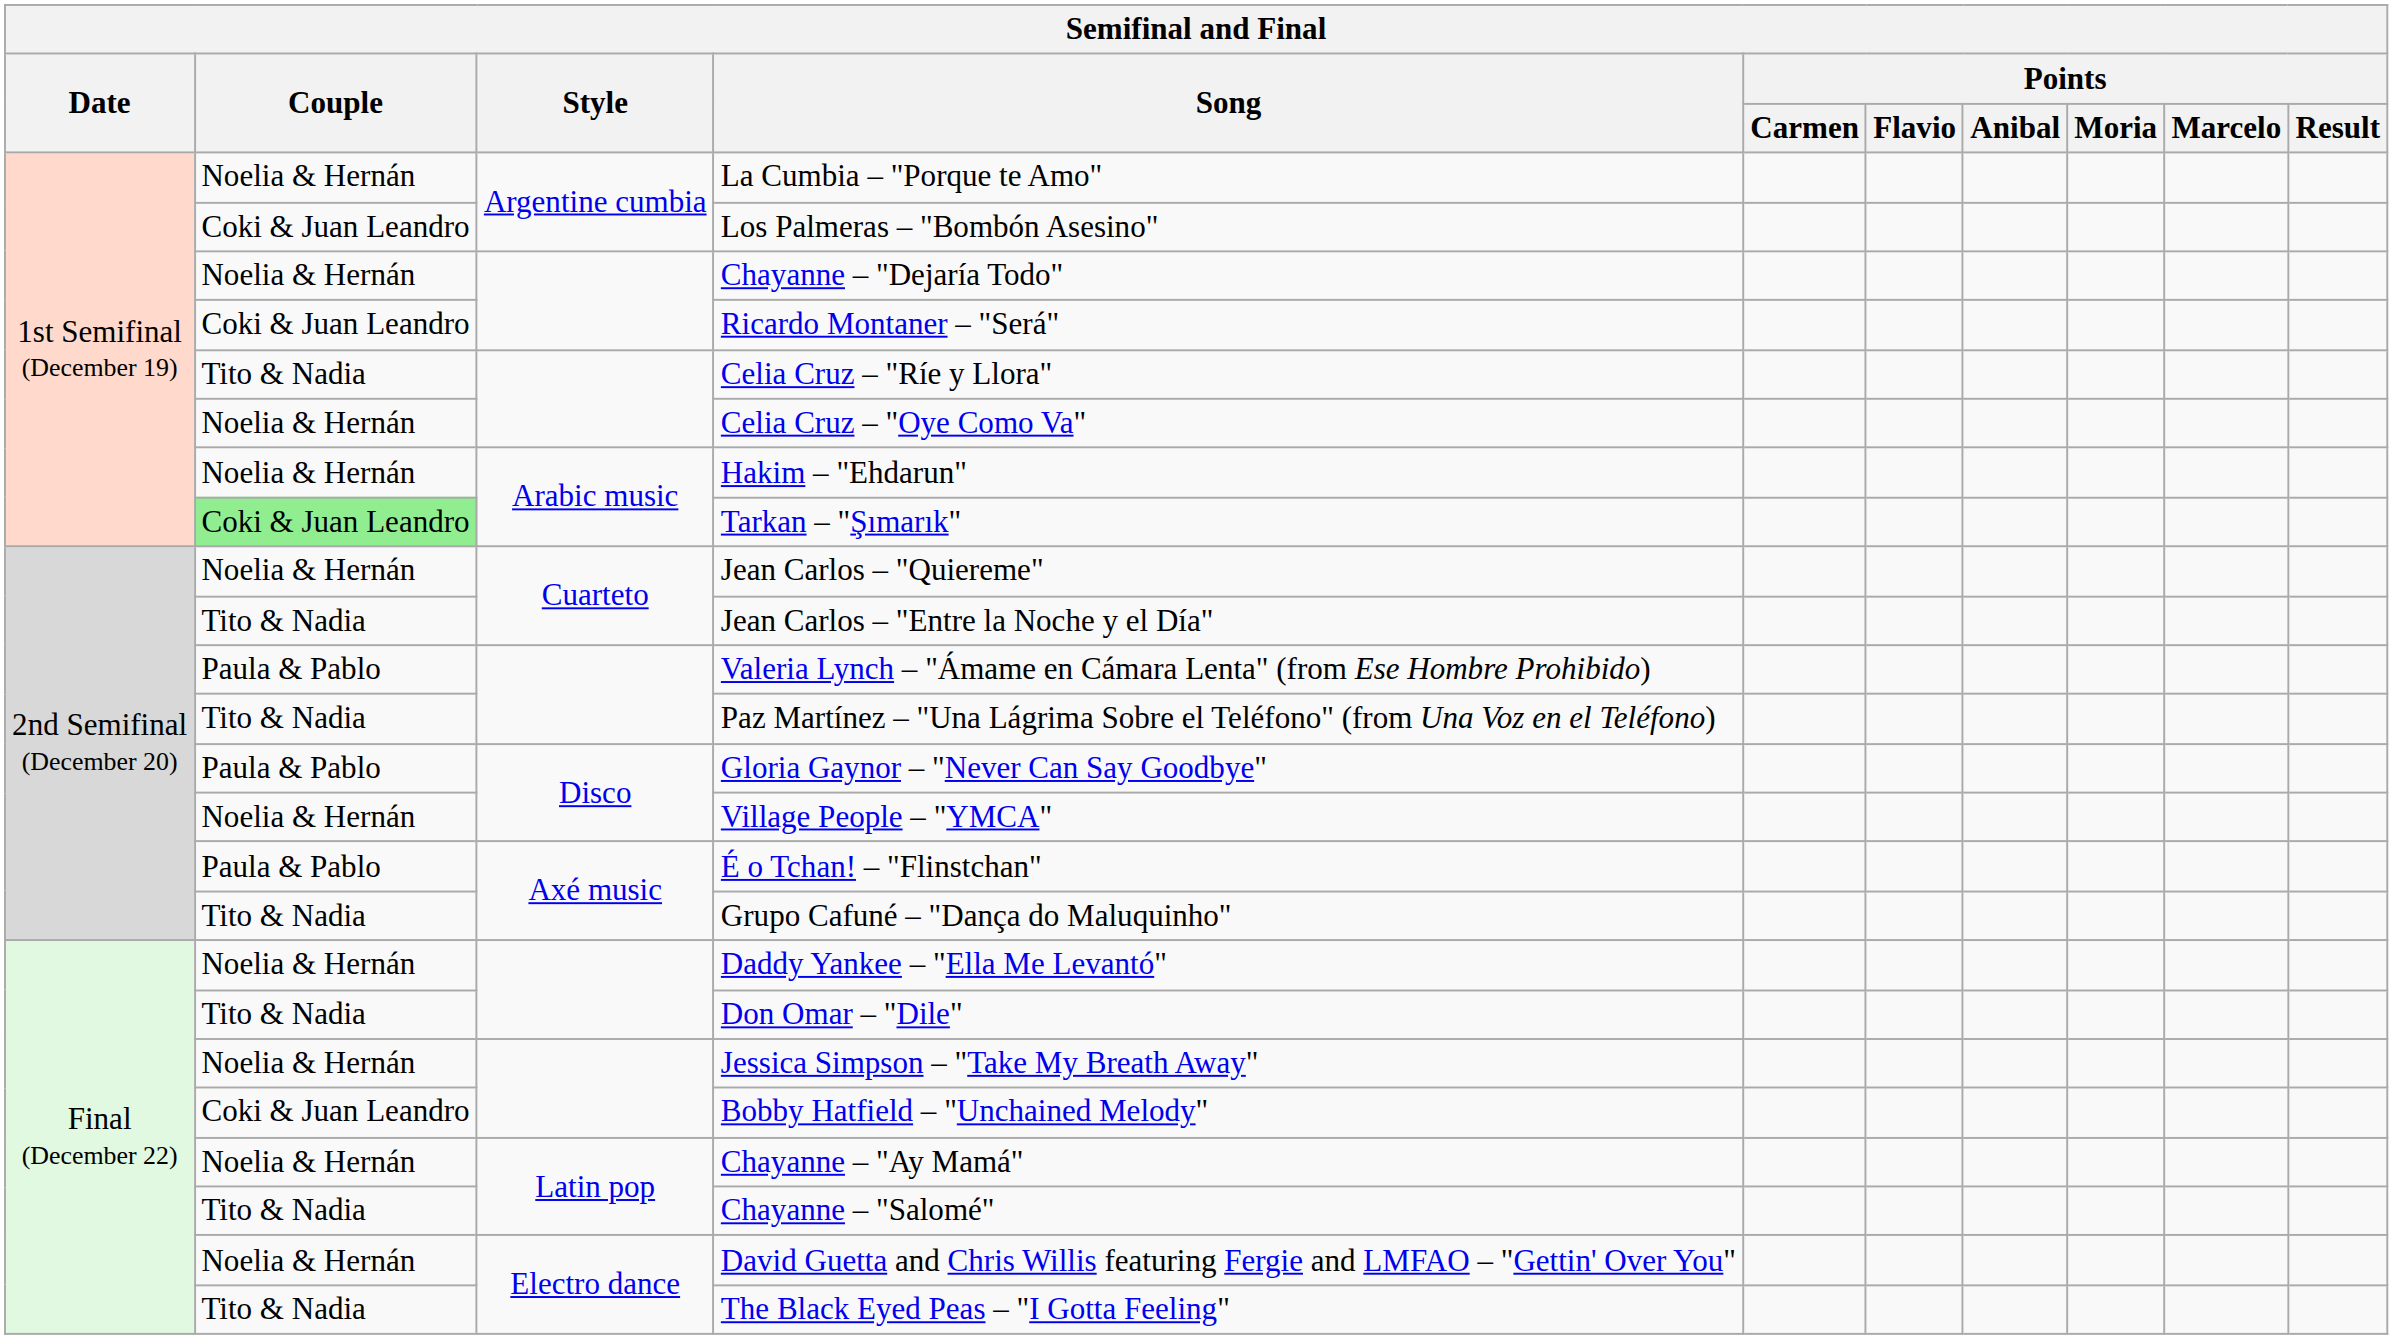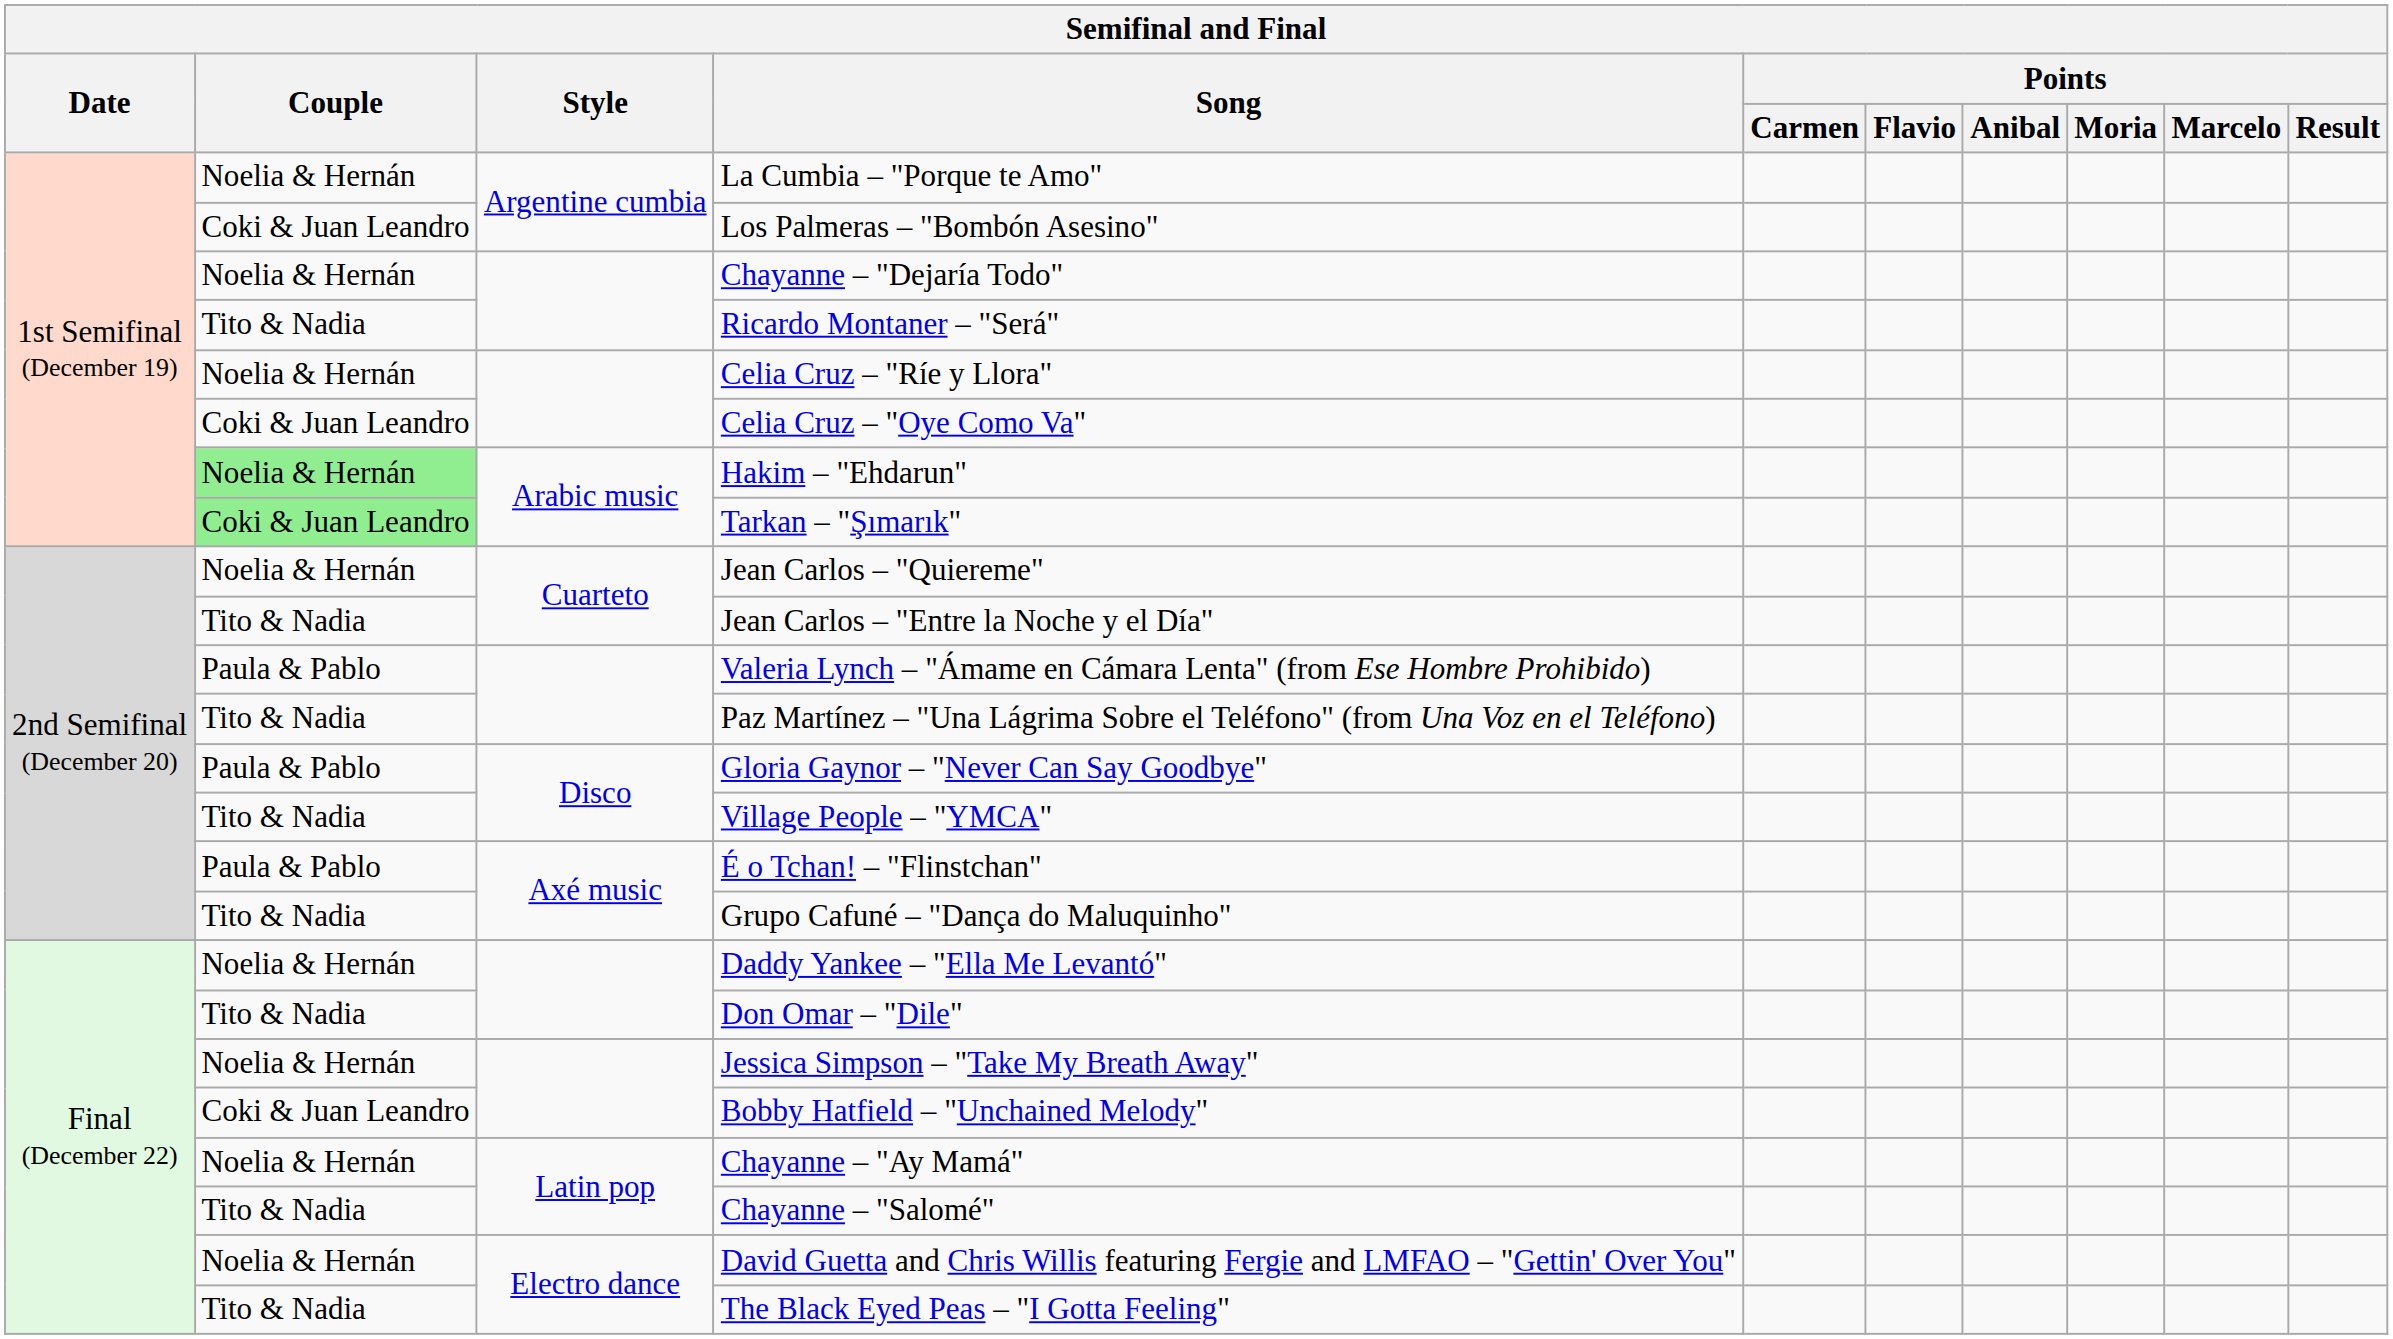(336, 324) Coki & Juan Leandro -> (284, 324) Tito & Nadia
(284, 373) Tito & Nadia -> (308, 373) Noelia & Hernán
(308, 422) Noelia & Hernán -> (336, 422) Coki & Juan Leandro
(308, 472) no background -> (308, 472) lightgreen background
(308, 816) Noelia & Hernán -> (284, 816) Tito & Nadia
